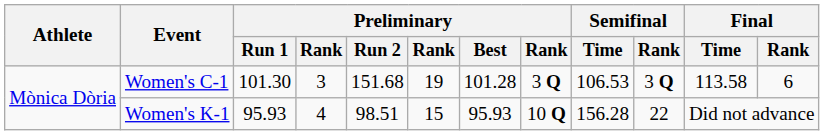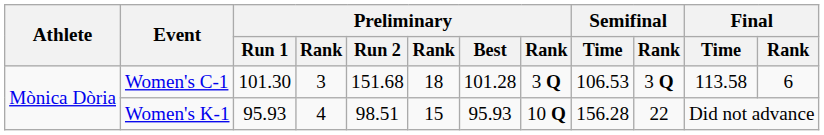(434, 82) 19 -> (434, 82) 18
